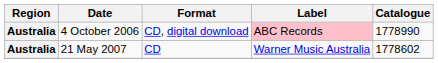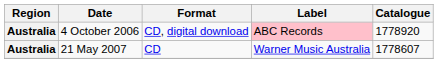(398, 31) 1778990 -> (398, 31) 1778920
(398, 49) 1778602 -> (398, 49) 1778607
